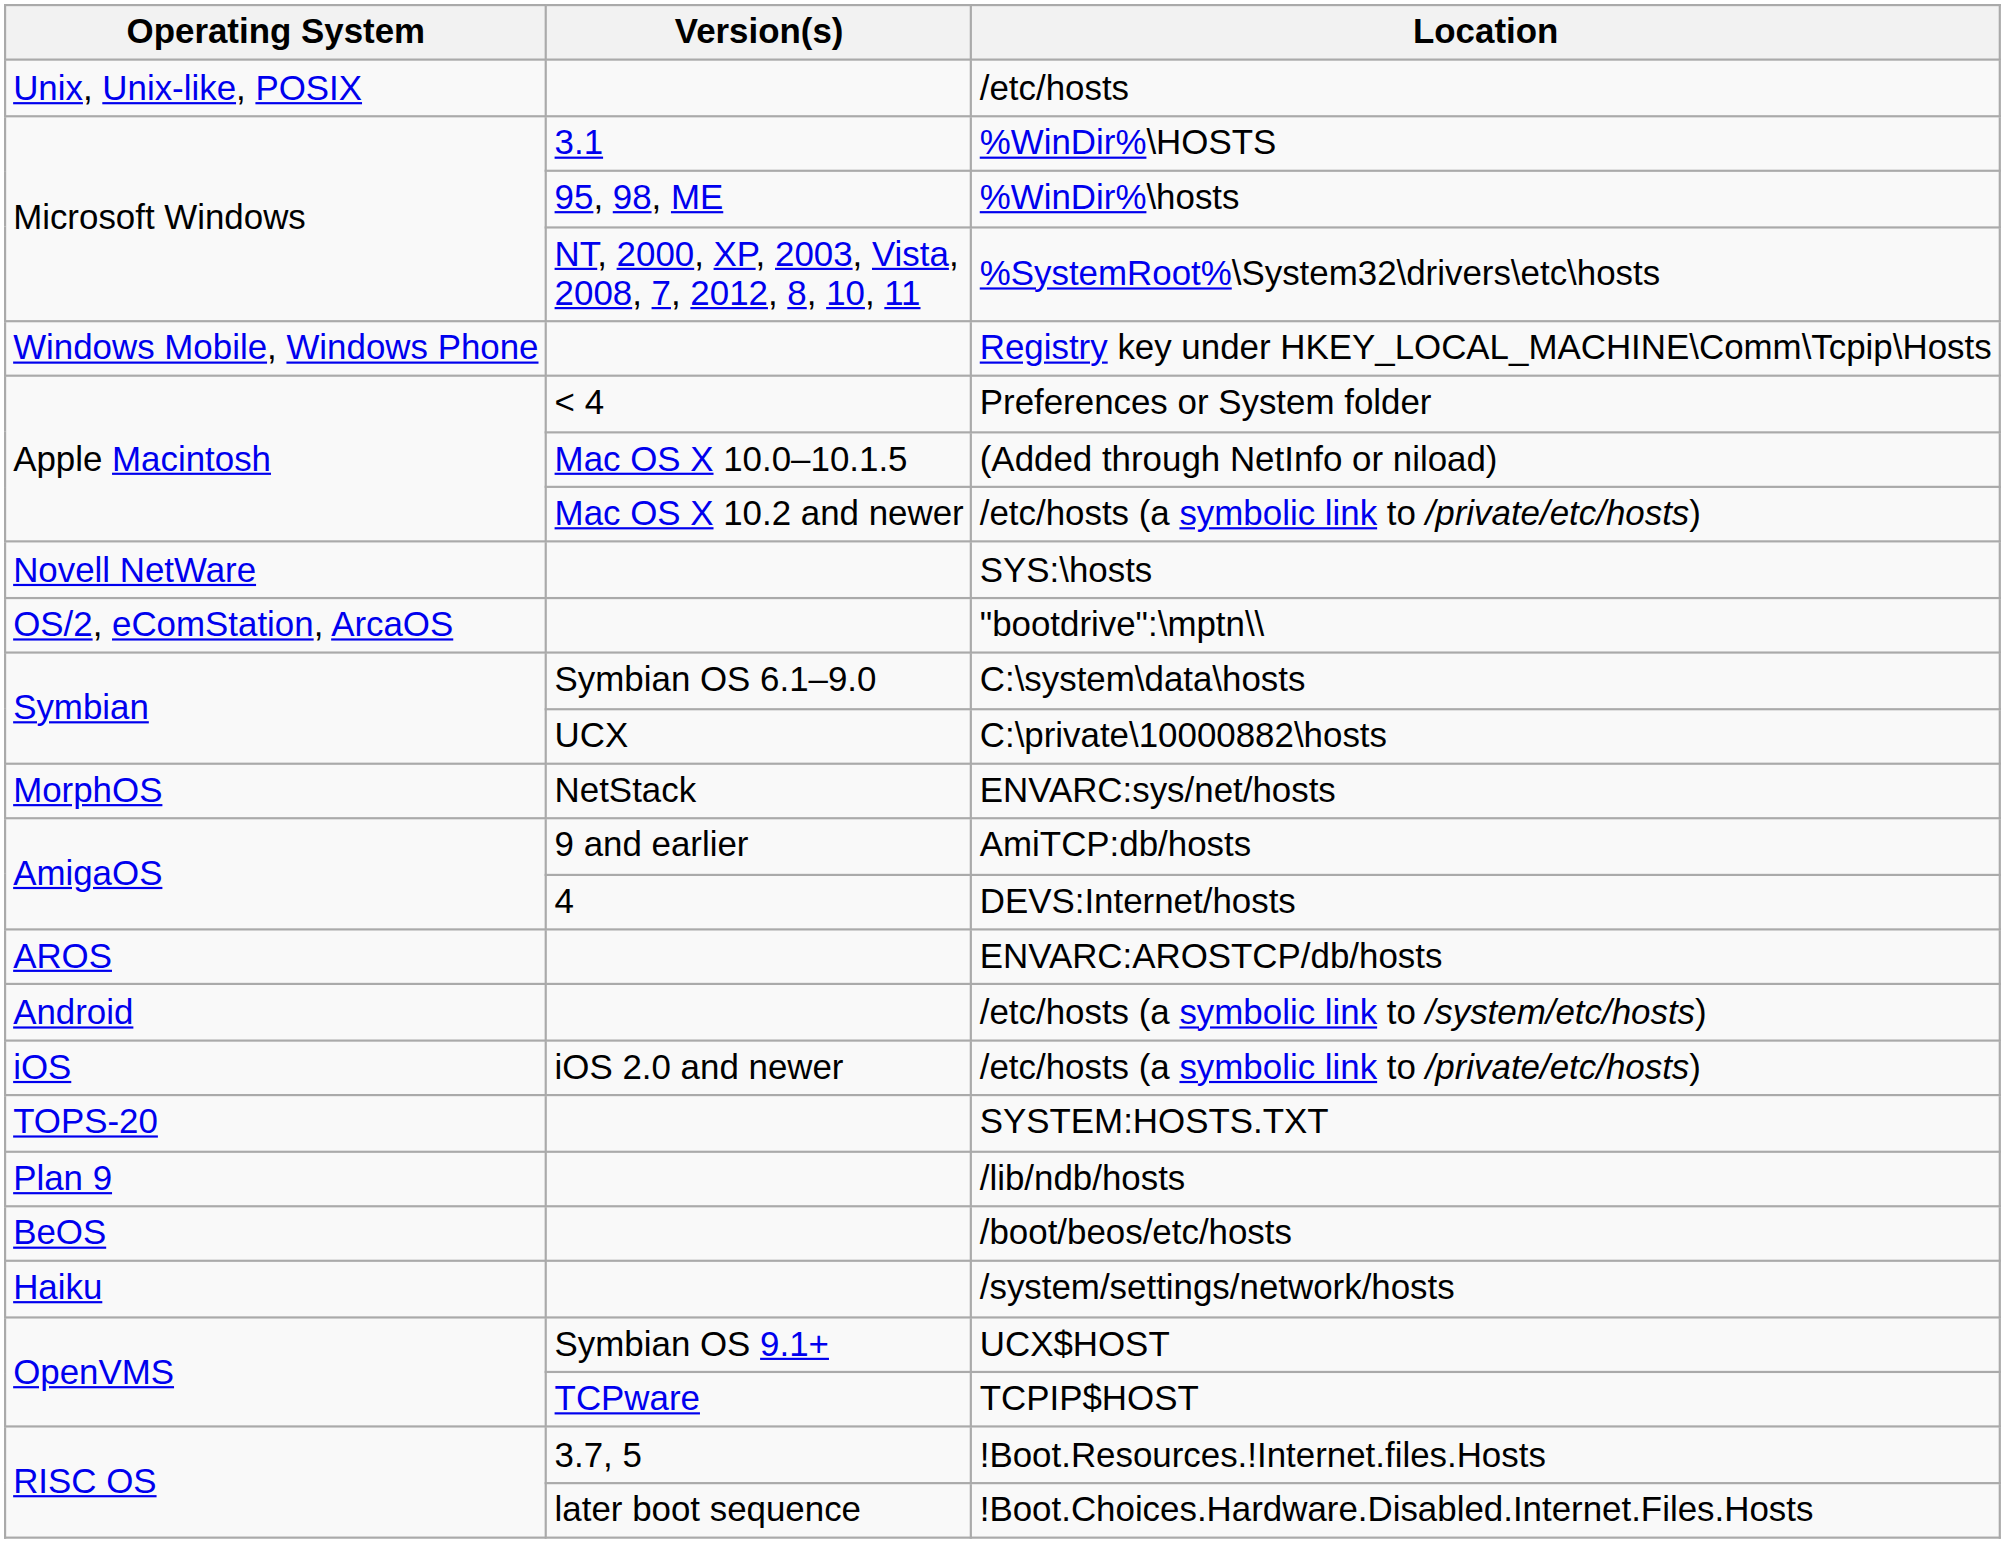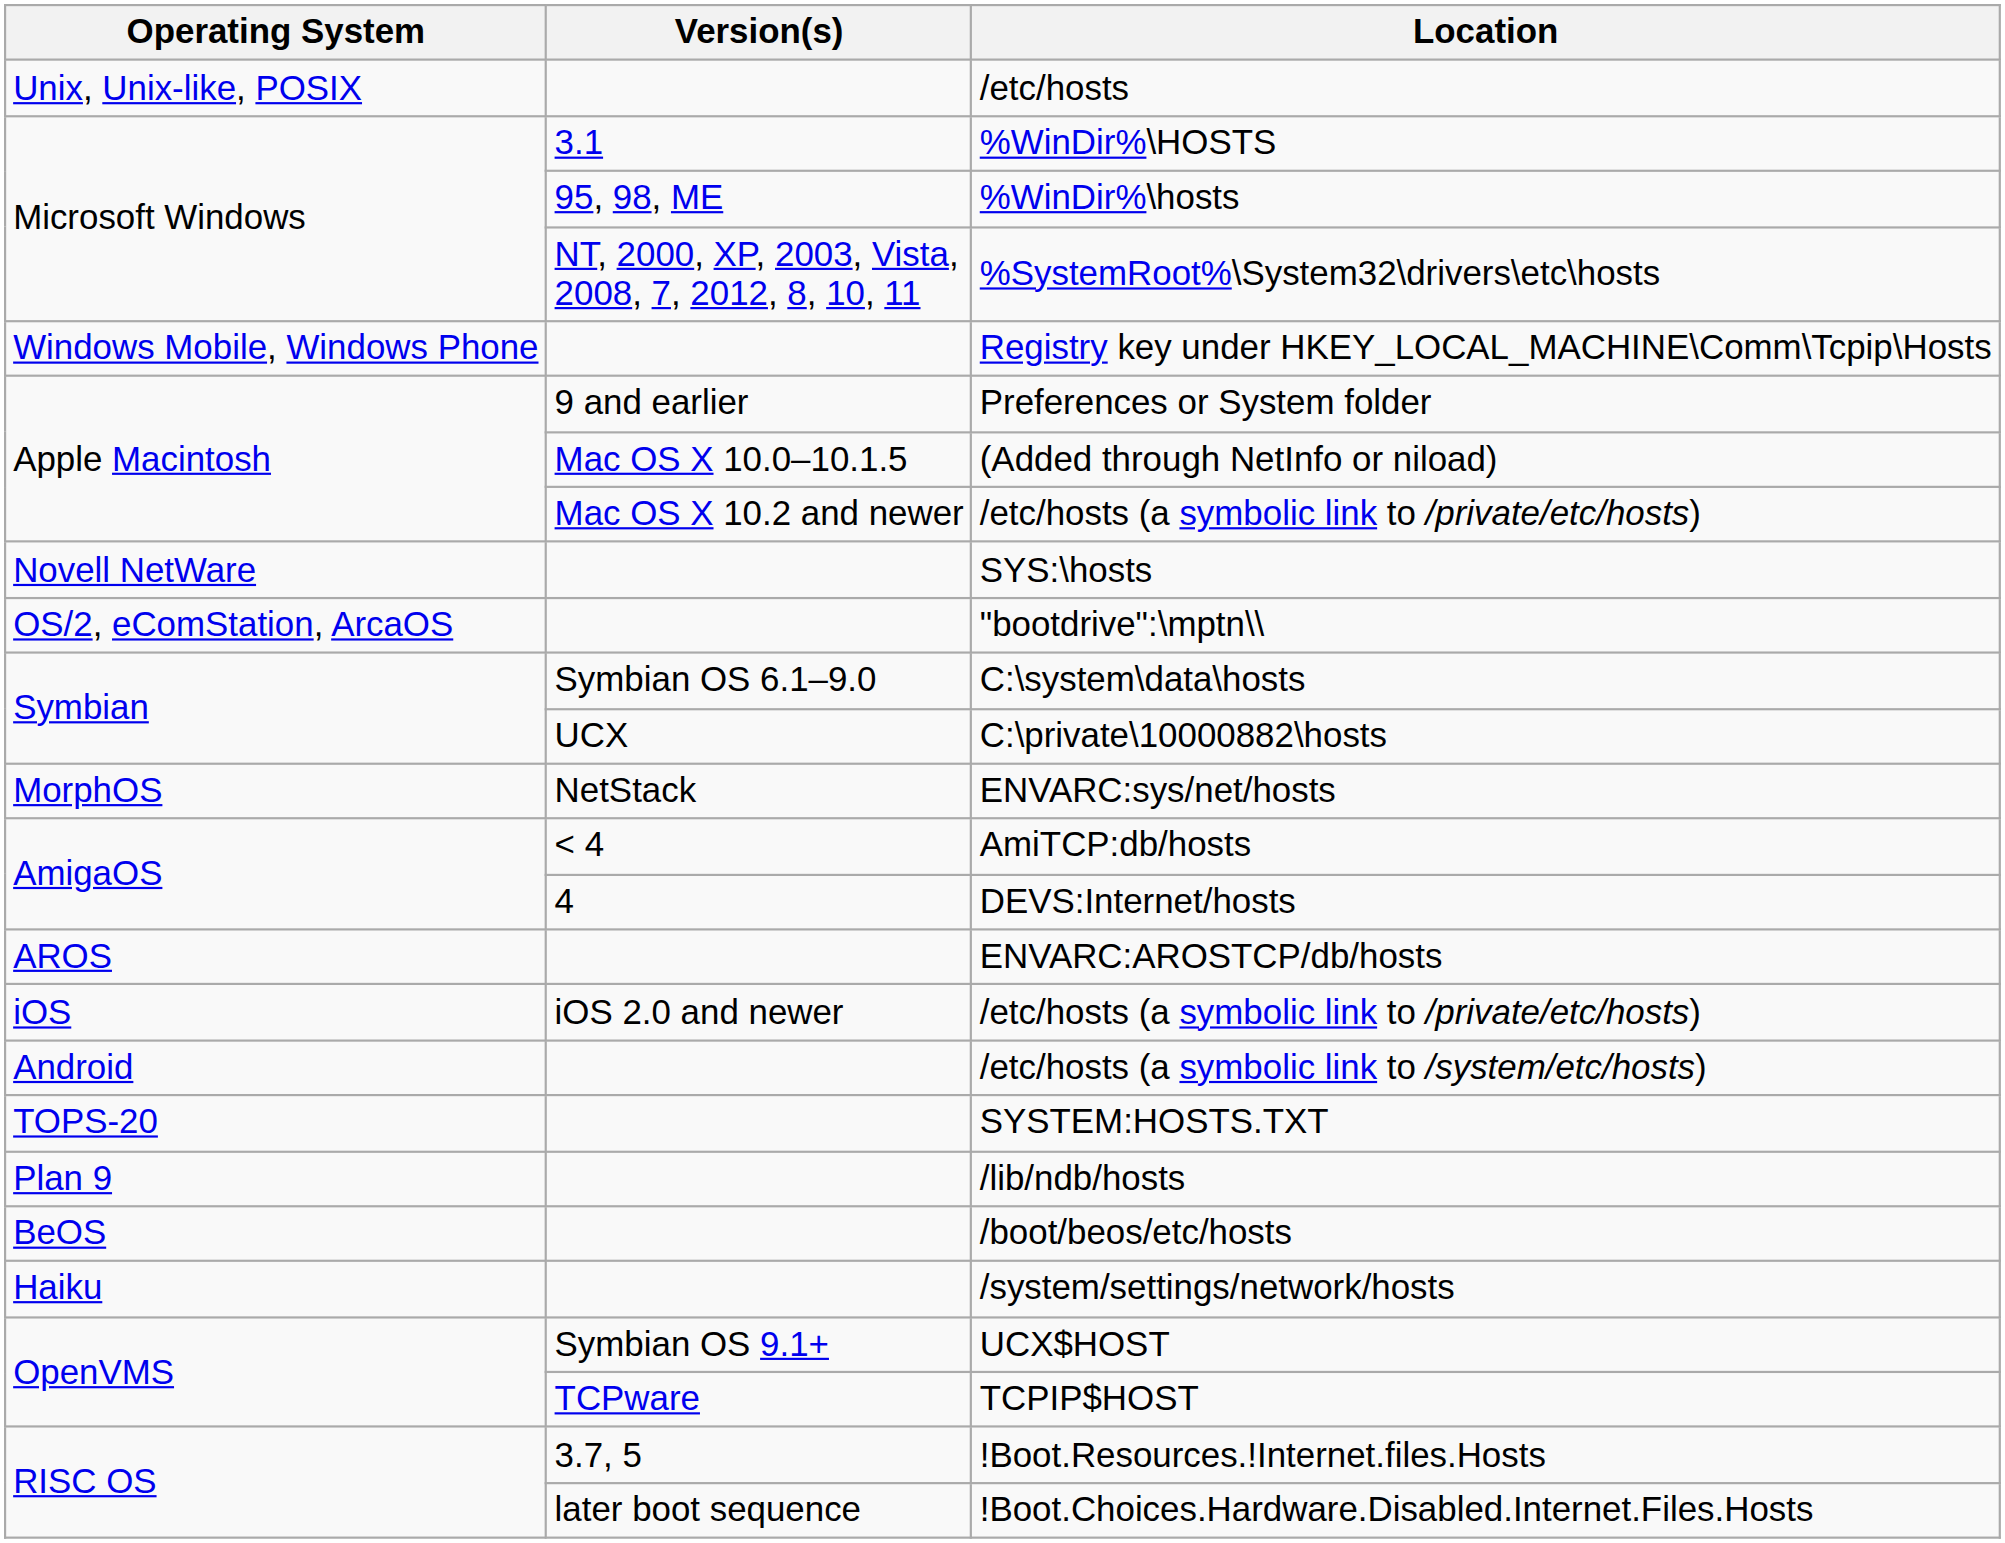(579, 403) < 4 -> (652, 403) 9 and earlier
(652, 845) 9 and earlier -> (579, 845) < 4
rows swapped: (73, 1011) <-> (42, 1067)
